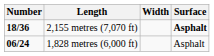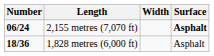(18, 28) 18/36 -> (18, 28) 06/24
(18, 43) 06/24 -> (18, 43) 18/36
